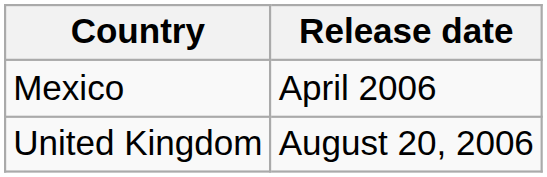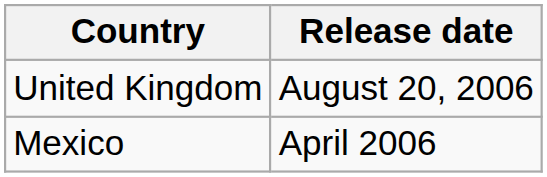rows swapped: (69, 87) <-> (138, 143)
